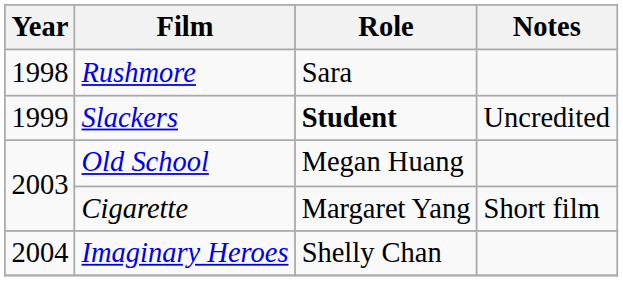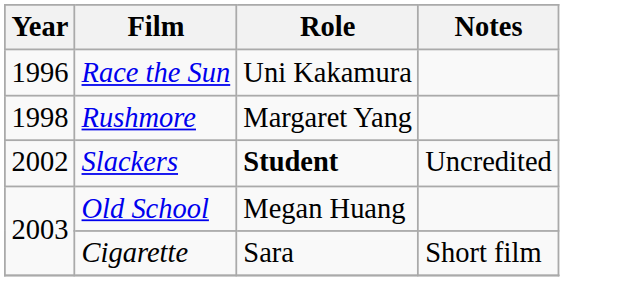+ row: (156, 72)
(327, 72) Sara -> (328, 117) Margaret Yang
(40, 117) 1999 -> (40, 162) 2002
(386, 207) Margaret Yang -> (269, 252) Sara
- row: (185, 252)
